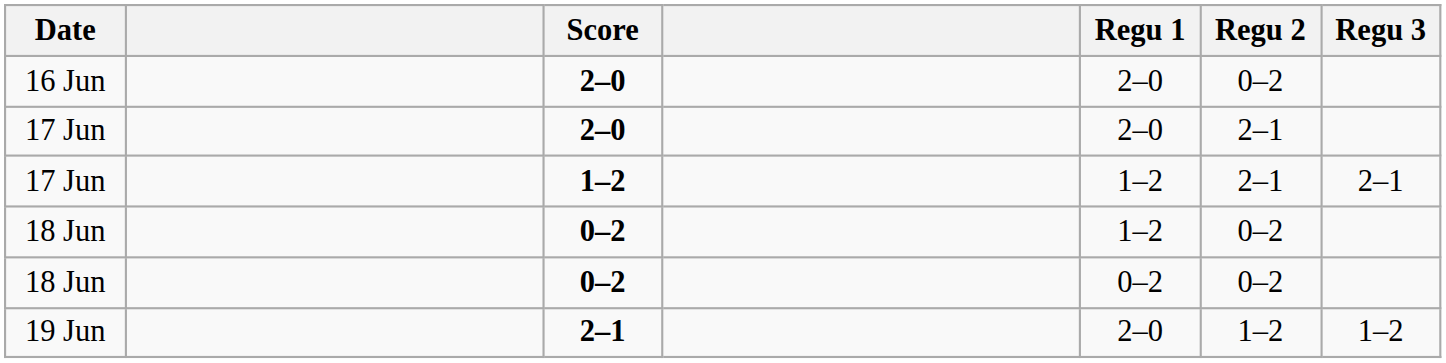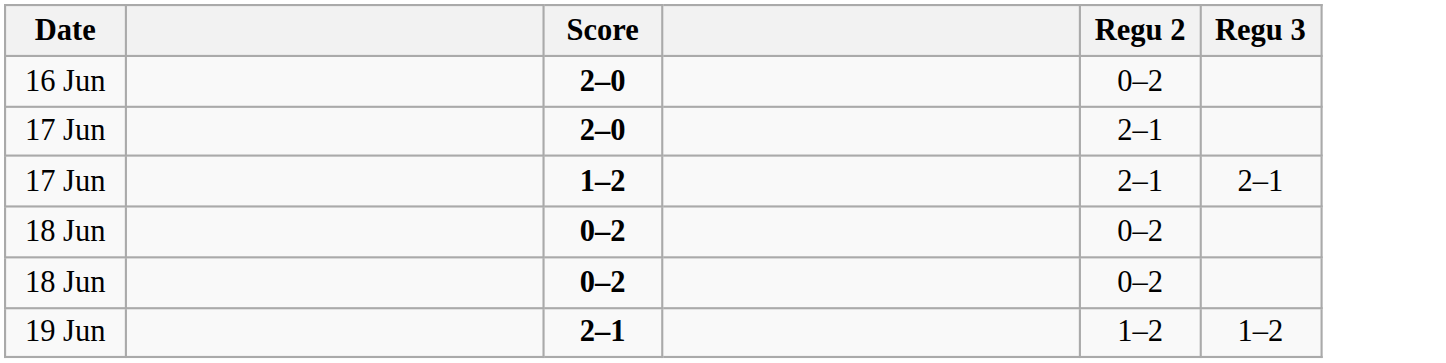- column: (1140, 30)
